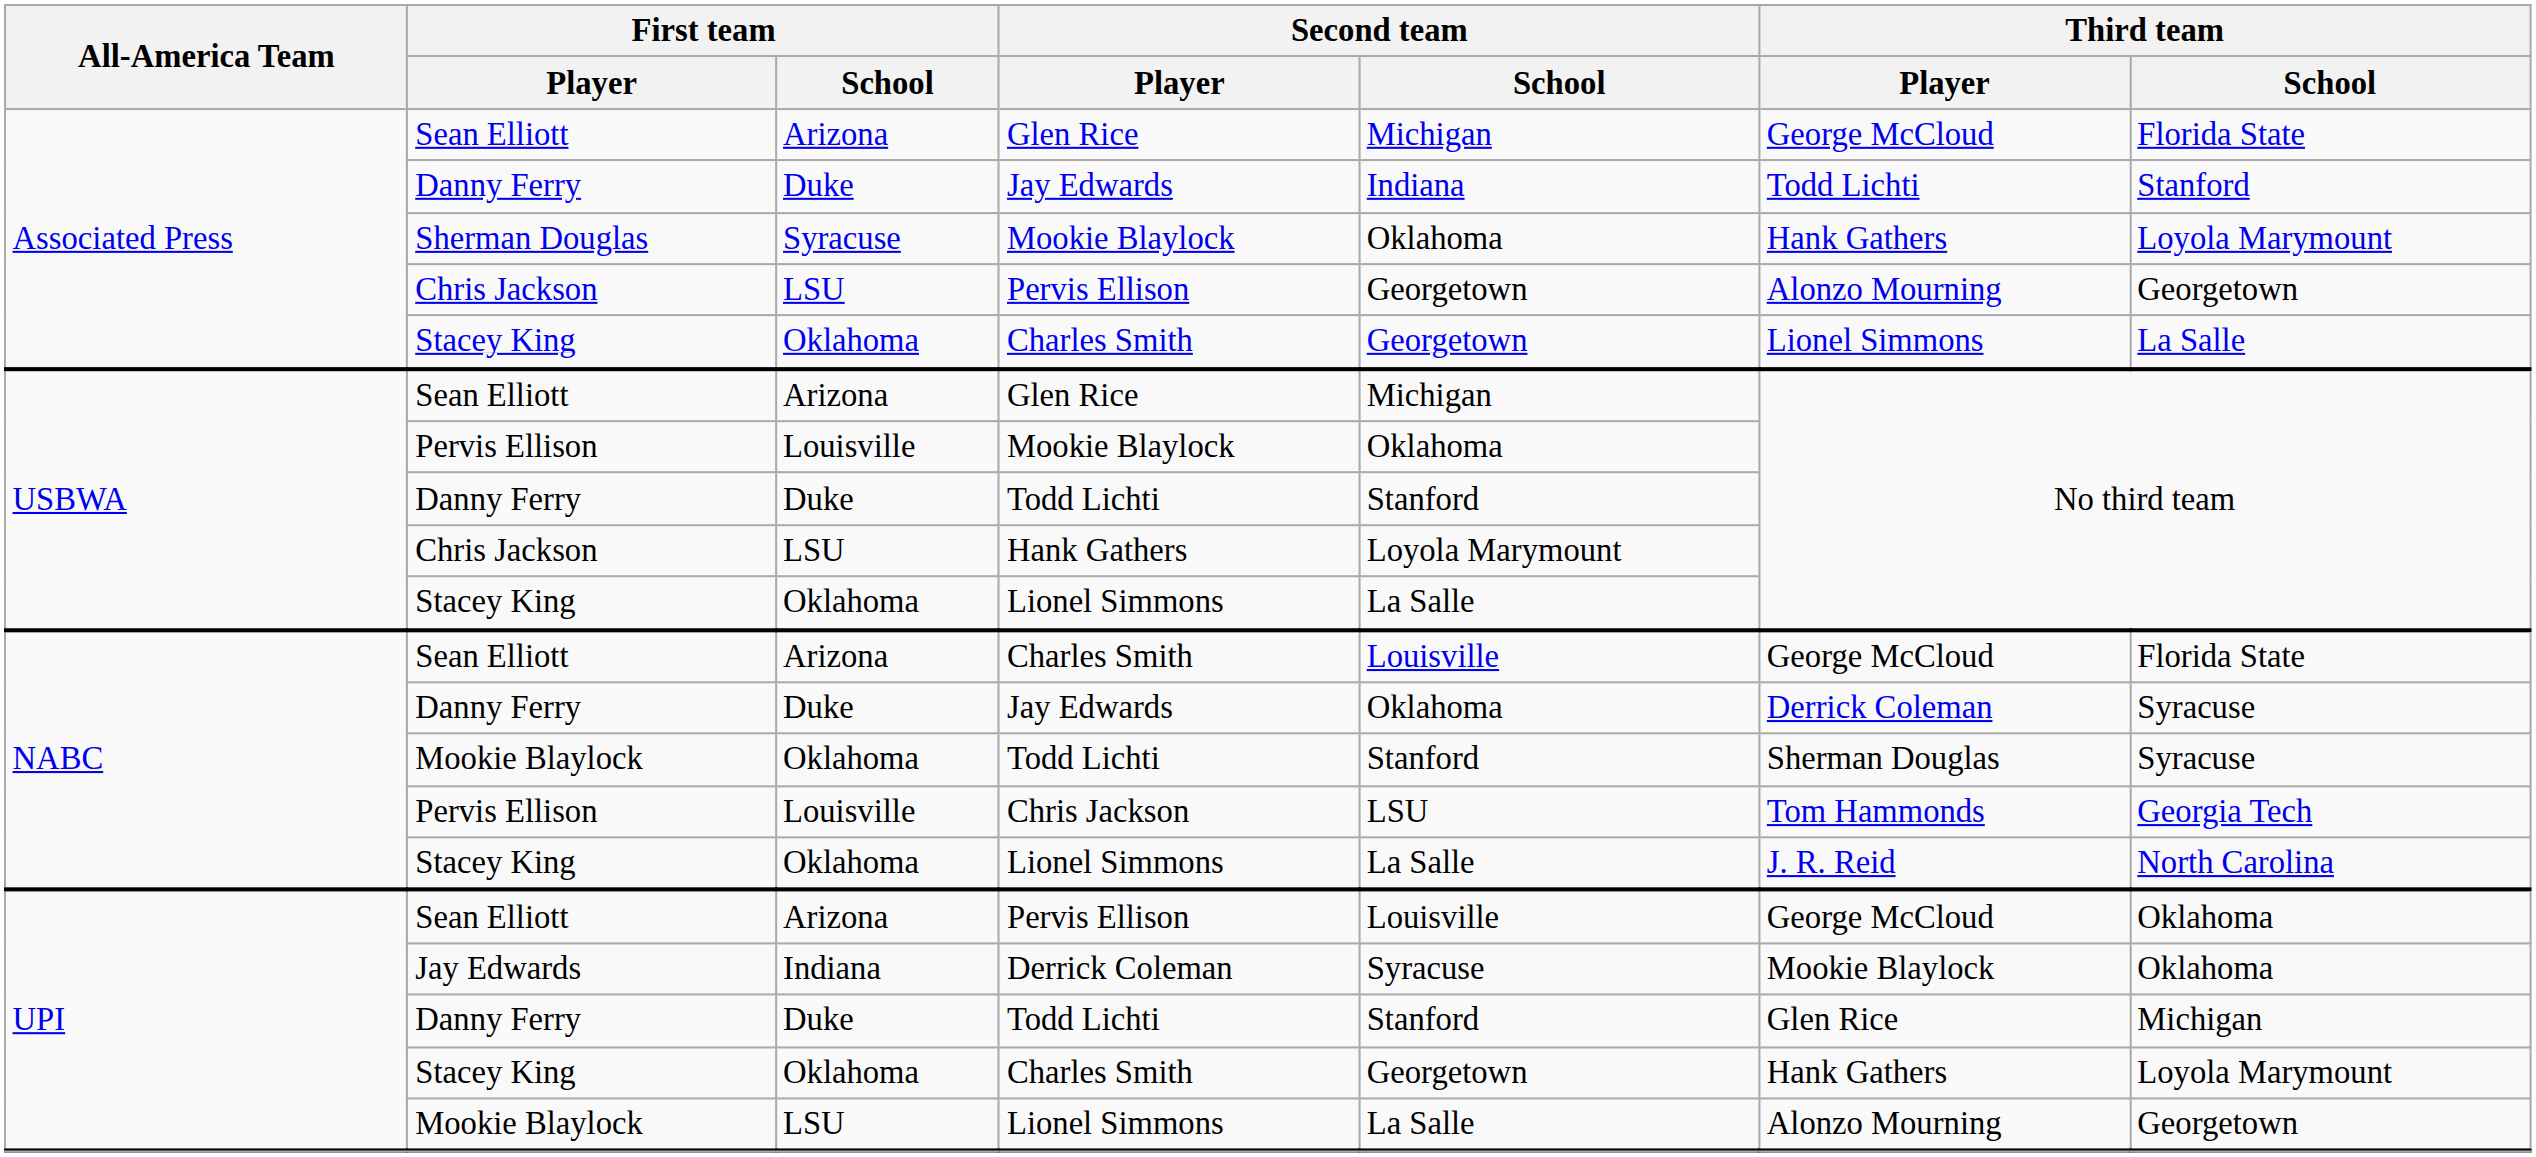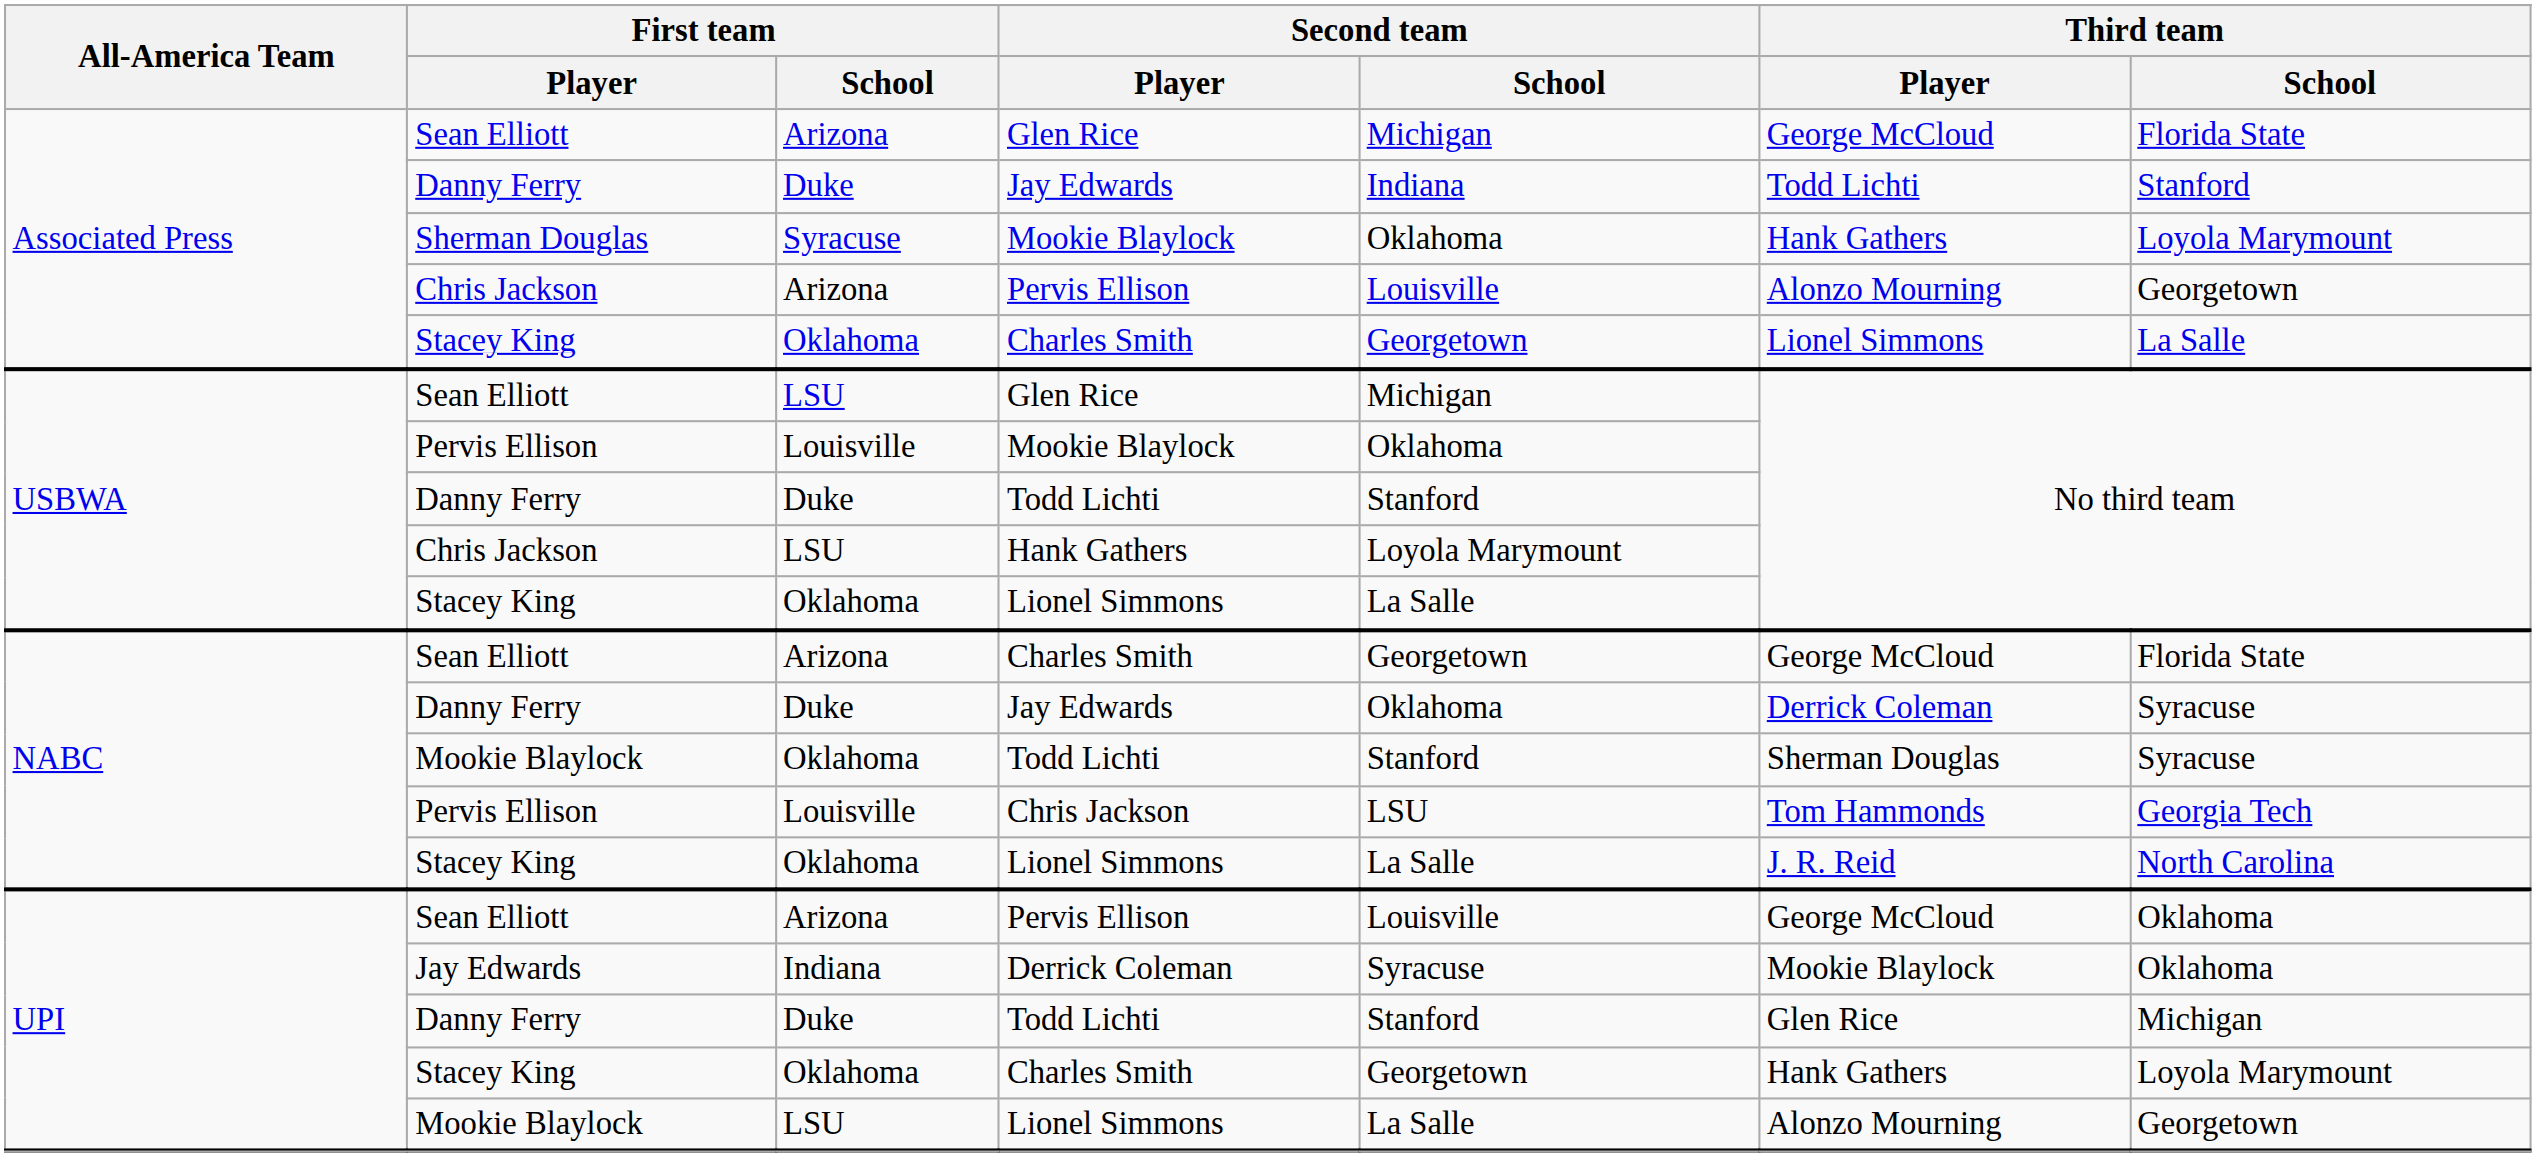(814, 289) LSU -> (836, 289) Arizona
(1447, 289) Georgetown -> (1433, 289) Louisville
(836, 394) Arizona -> (814, 394) LSU
(1433, 655) Louisville -> (1447, 655) Georgetown
